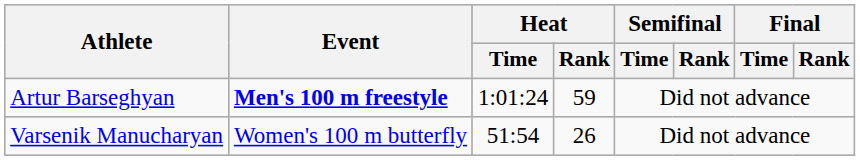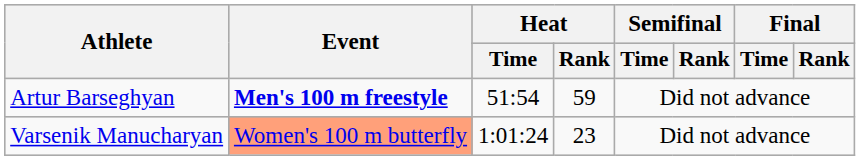(513, 97) 1:01:24 -> (513, 97) 51:54
(351, 135) no background -> (351, 135) lightsalmon background
(513, 135) 51:54 -> (513, 135) 1:01:24
(584, 135) 26 -> (584, 135) 23
